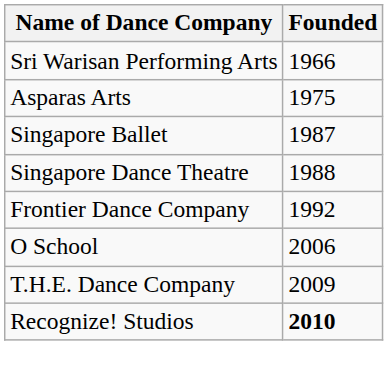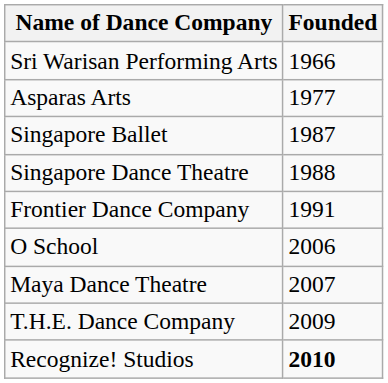(312, 97) 1975 -> (312, 97) 1977
(312, 209) 1992 -> (312, 209) 1991
+ row: (109, 284)
